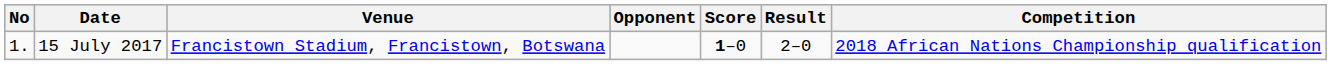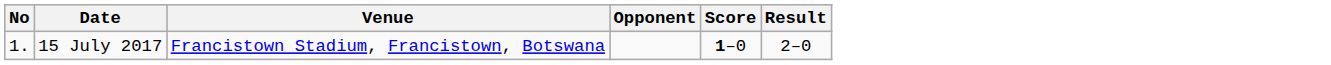- column: (1078, 18)
